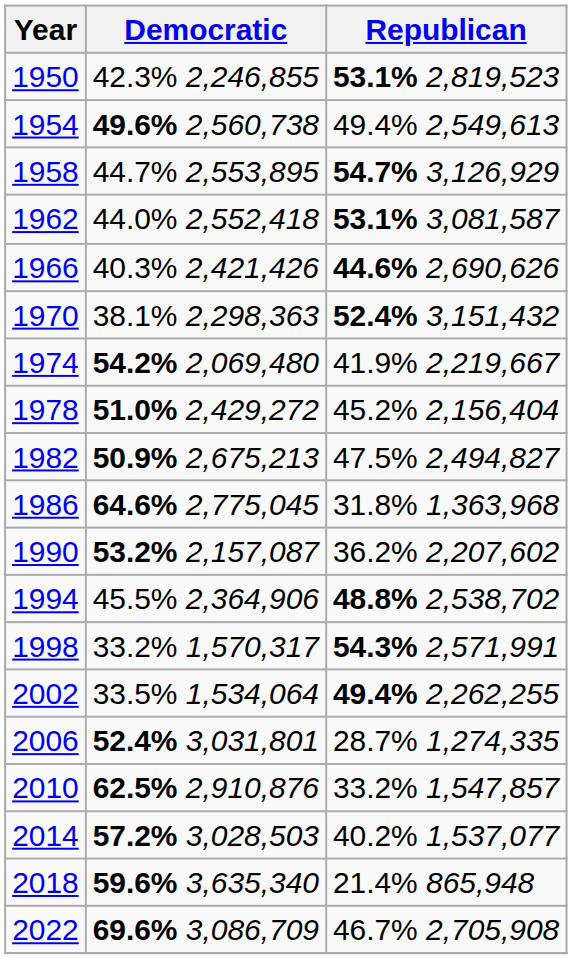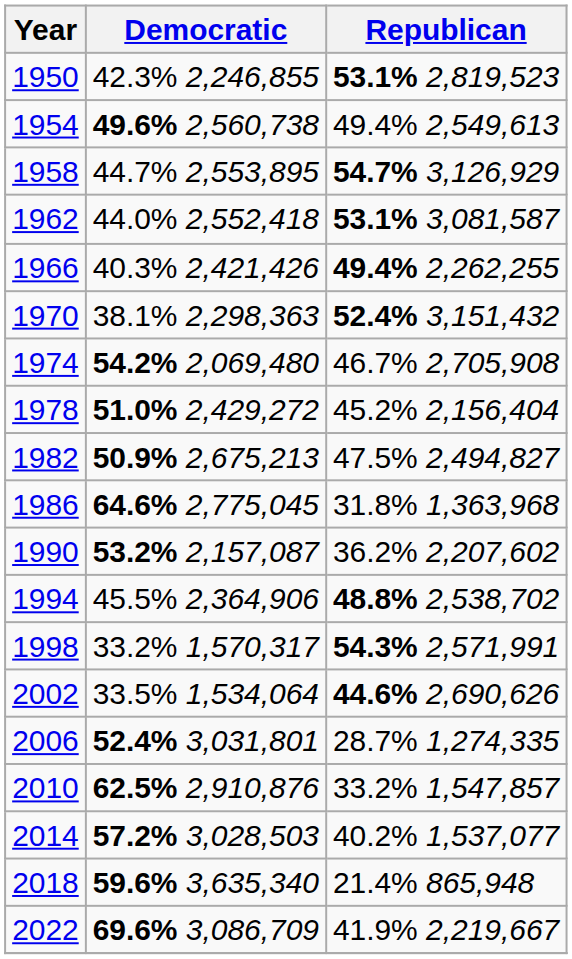(446, 267) 44.6% 2,690,626 -> (446, 267) 49.4% 2,262,255
(446, 361) 41.9% 2,219,667 -> (446, 361) 46.7% 2,705,908
(446, 693) 49.4% 2,262,255 -> (446, 693) 44.6% 2,690,626
(446, 930) 46.7% 2,705,908 -> (446, 930) 41.9% 2,219,667
